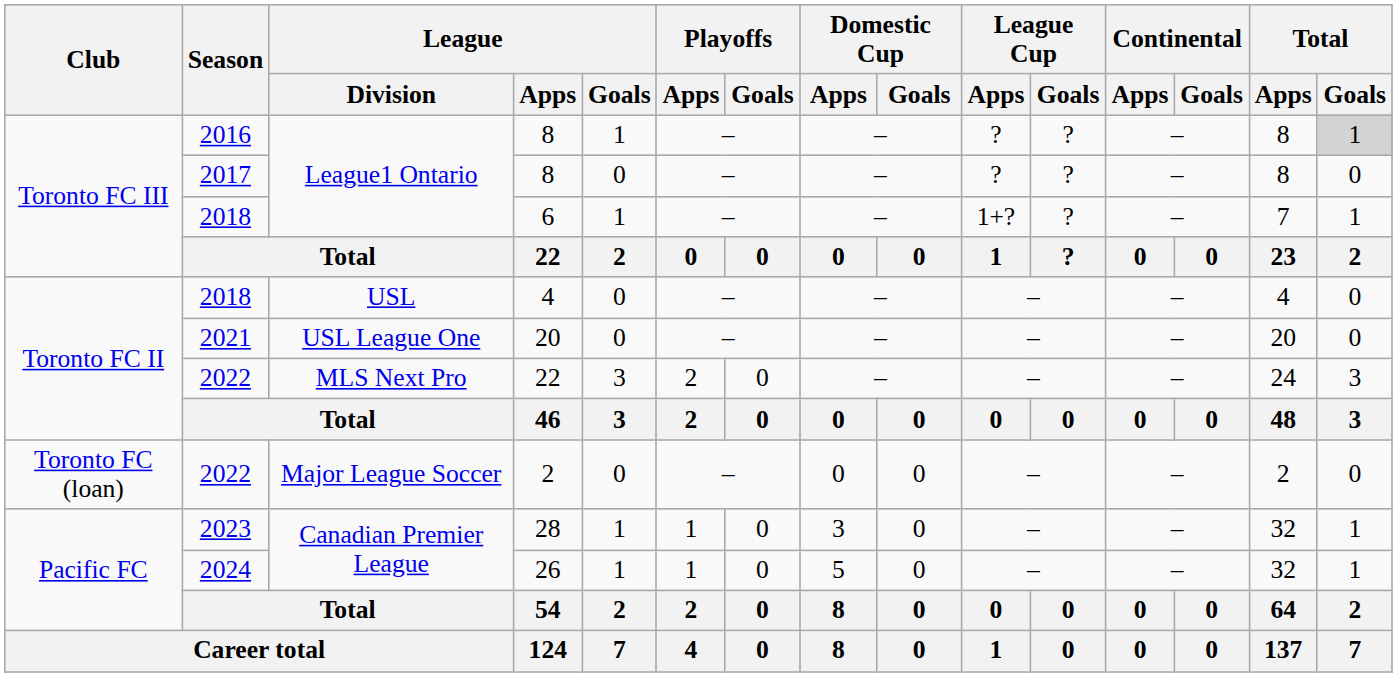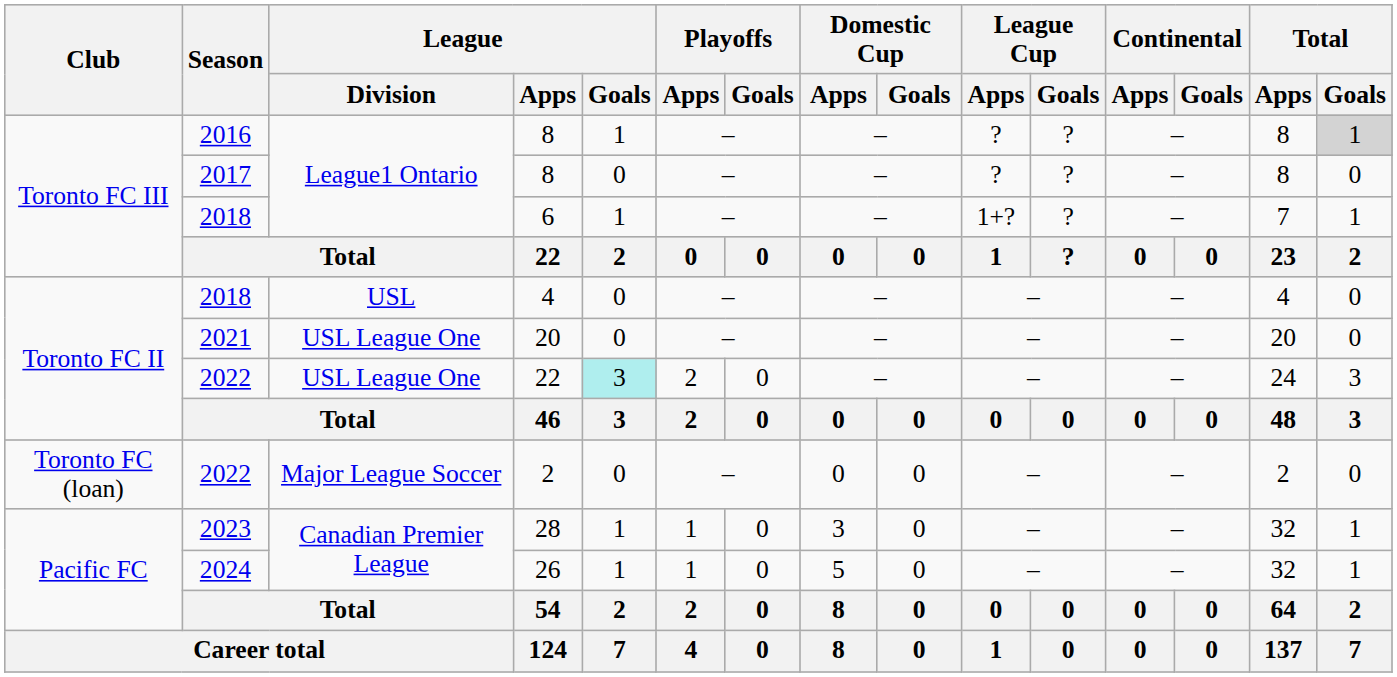(391, 378) MLS Next Pro -> (391, 378) USL League One
(619, 378) no background -> (619, 378) paleturquoise background
